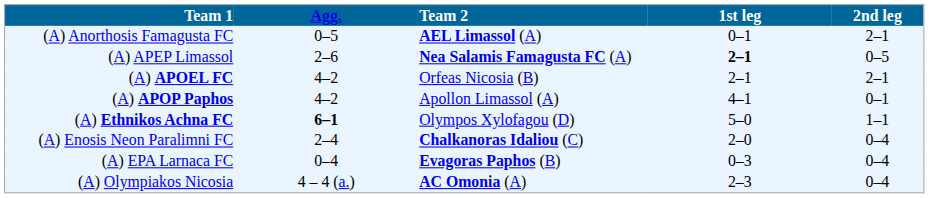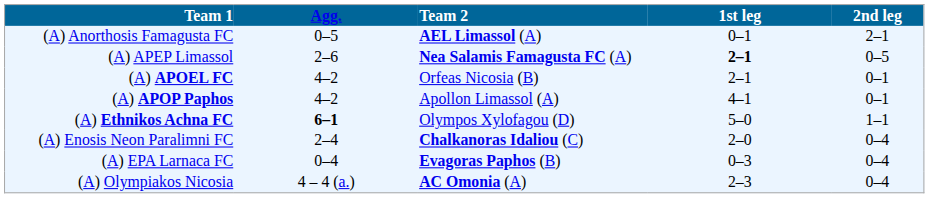(877, 77) 2–1 -> (877, 77) 0–1
